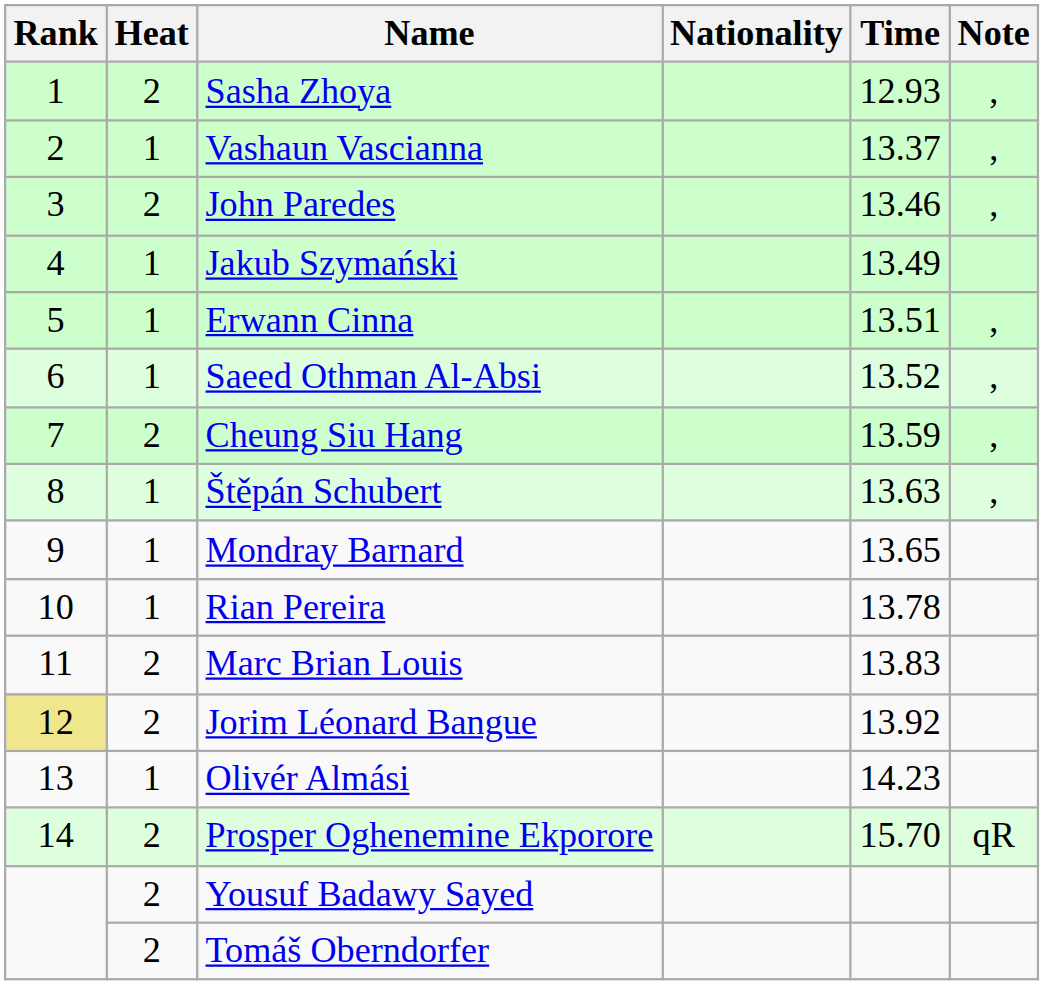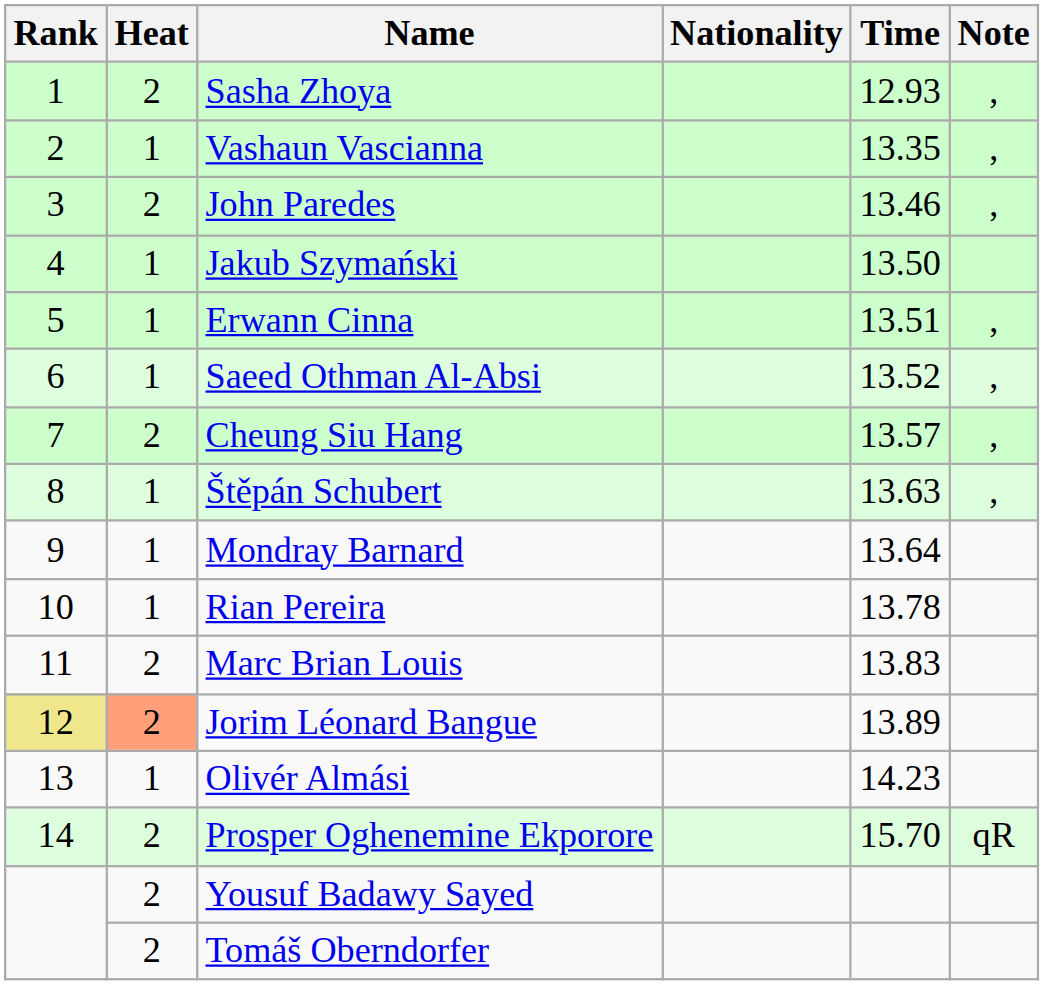(900, 147) 13.37 -> (900, 147) 13.35
(900, 262) 13.49 -> (900, 262) 13.50
(900, 434) 13.59 -> (900, 434) 13.57
(900, 549) 13.65 -> (900, 549) 13.64
(152, 721) no background -> (152, 721) lightsalmon background
(900, 721) 13.92 -> (900, 721) 13.89
